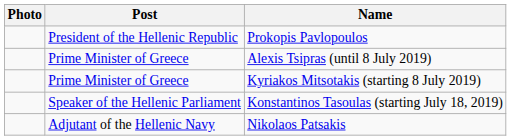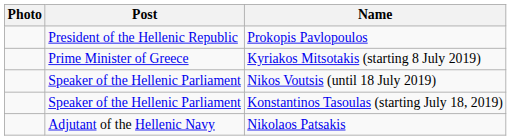- row: (339, 59)
+ row: (342, 80)
